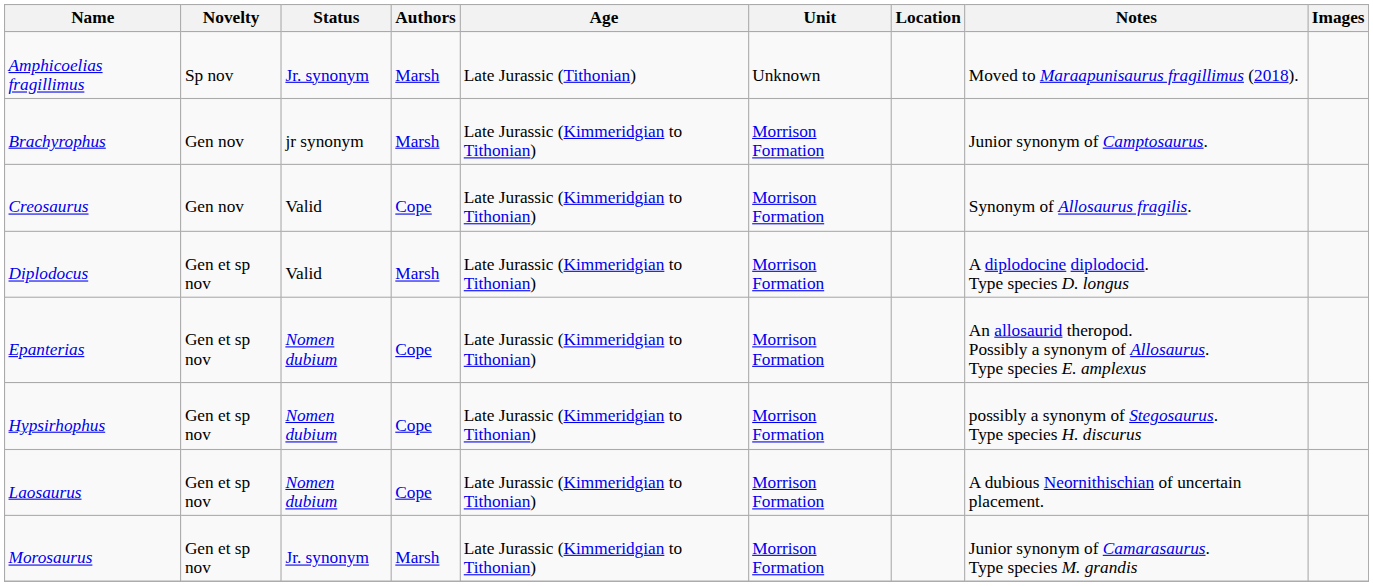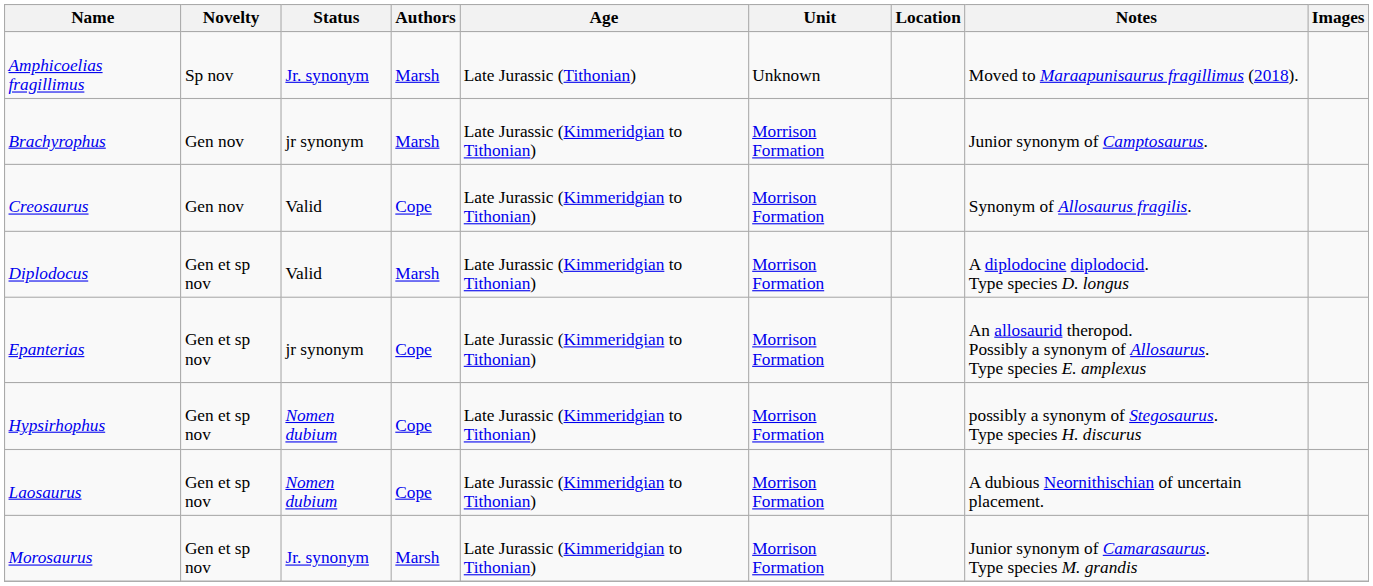(311, 349) Nomen dubium -> (325, 349) jr synonym
